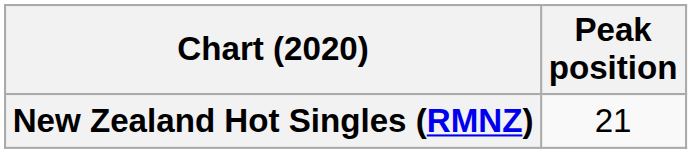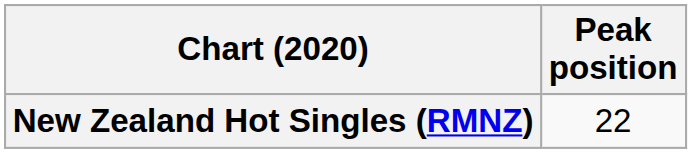(613, 120) 21 -> (613, 120) 22
